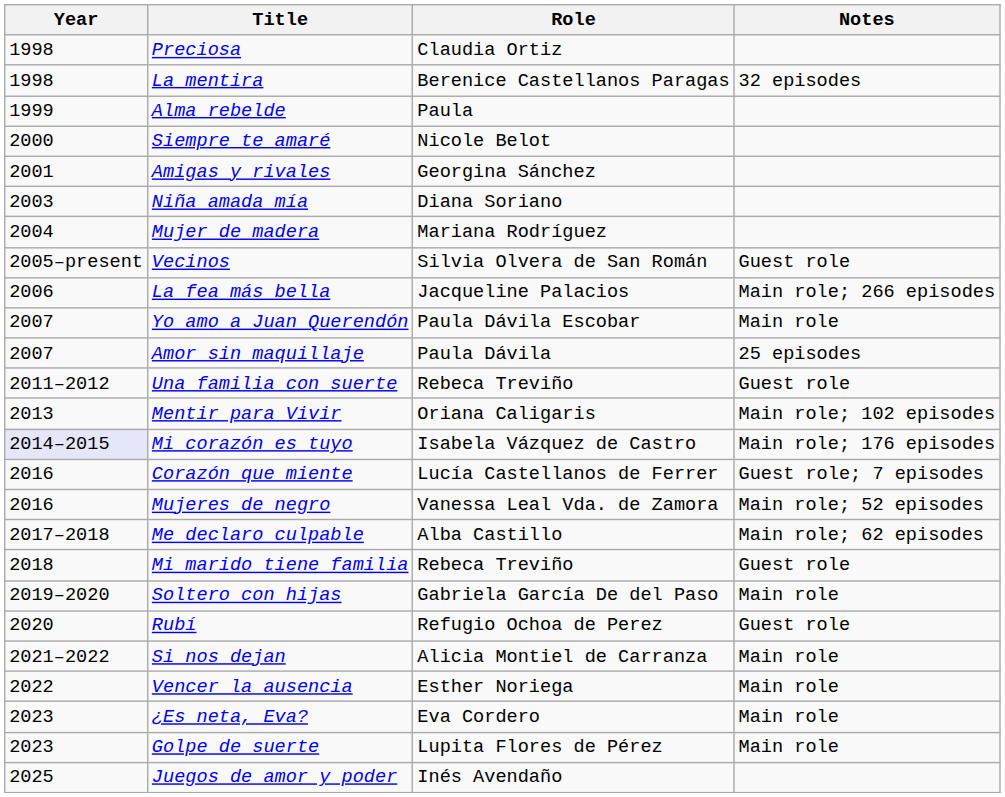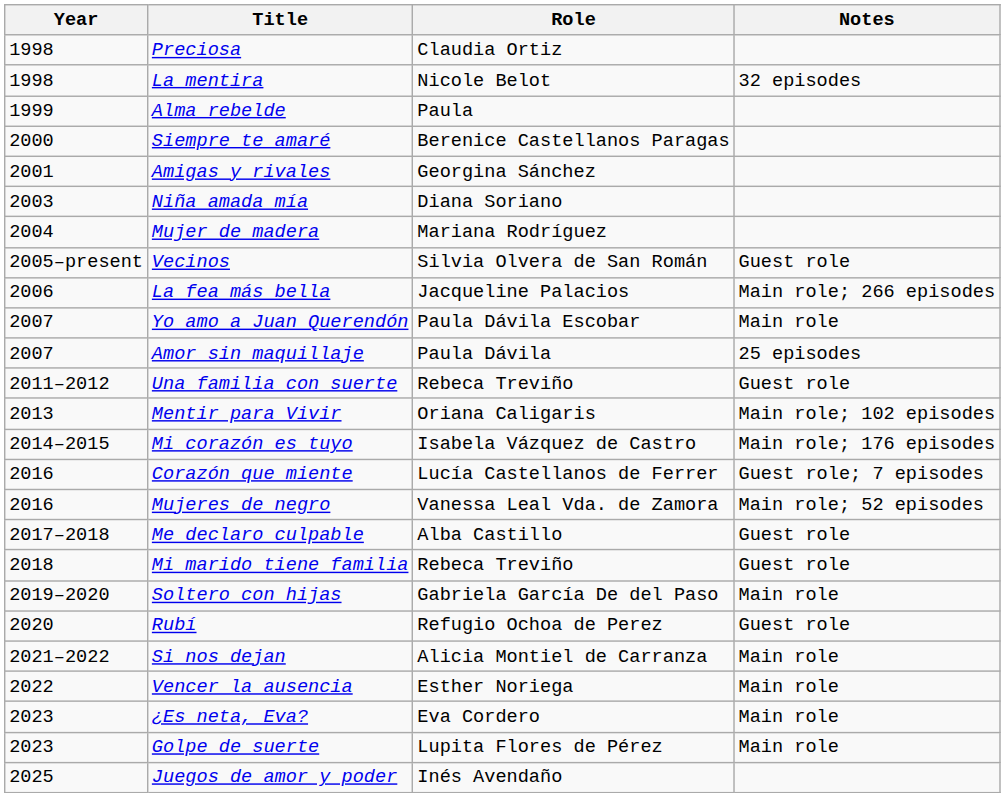(573, 80) Berenice Castellanos Paragas -> (484, 80) Nicole Belot
(484, 141) Nicole Belot -> (573, 141) Berenice Castellanos Paragas
(59, 444) lavender background -> (59, 444) no background
(861, 535) Main role; 62 episodes -> (794, 535) Guest role
